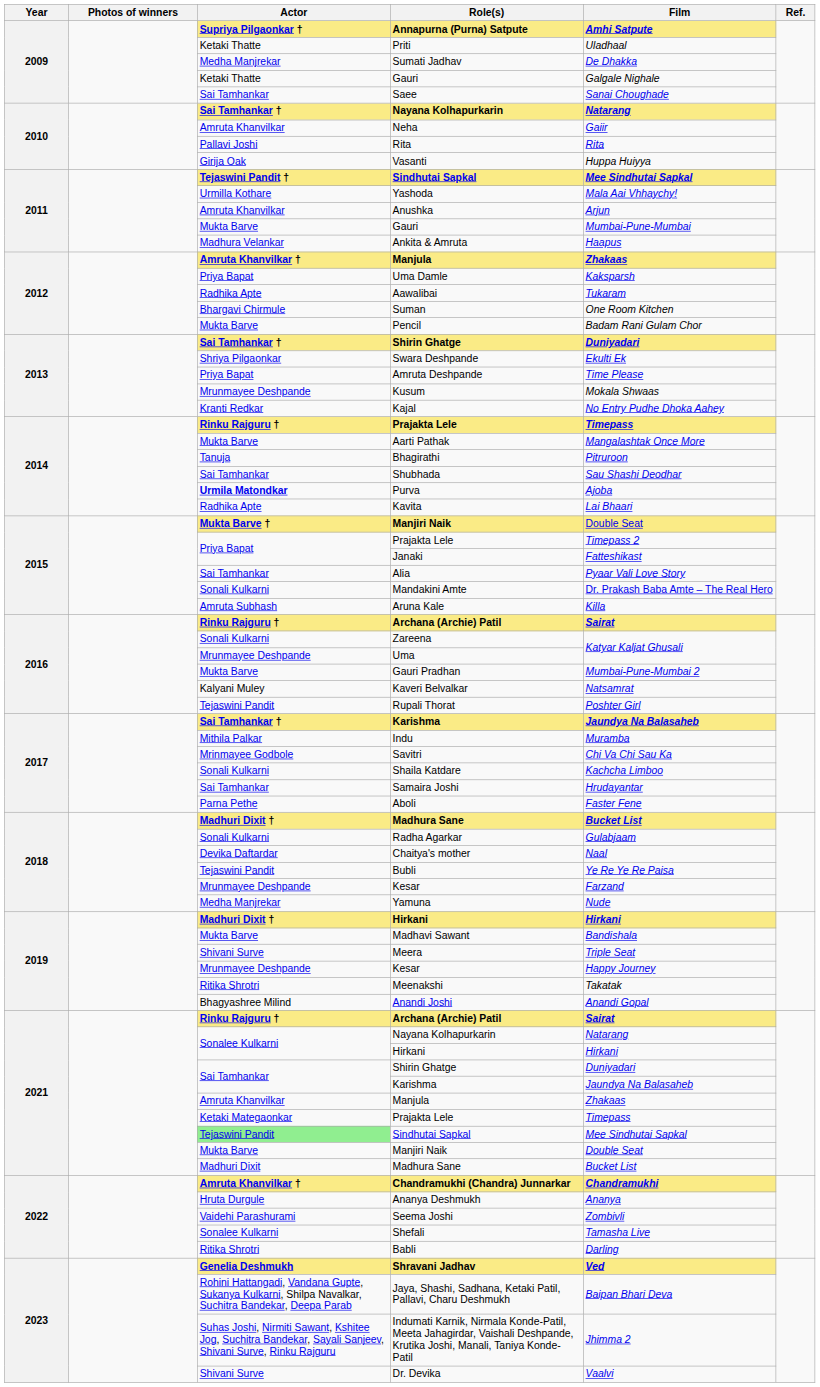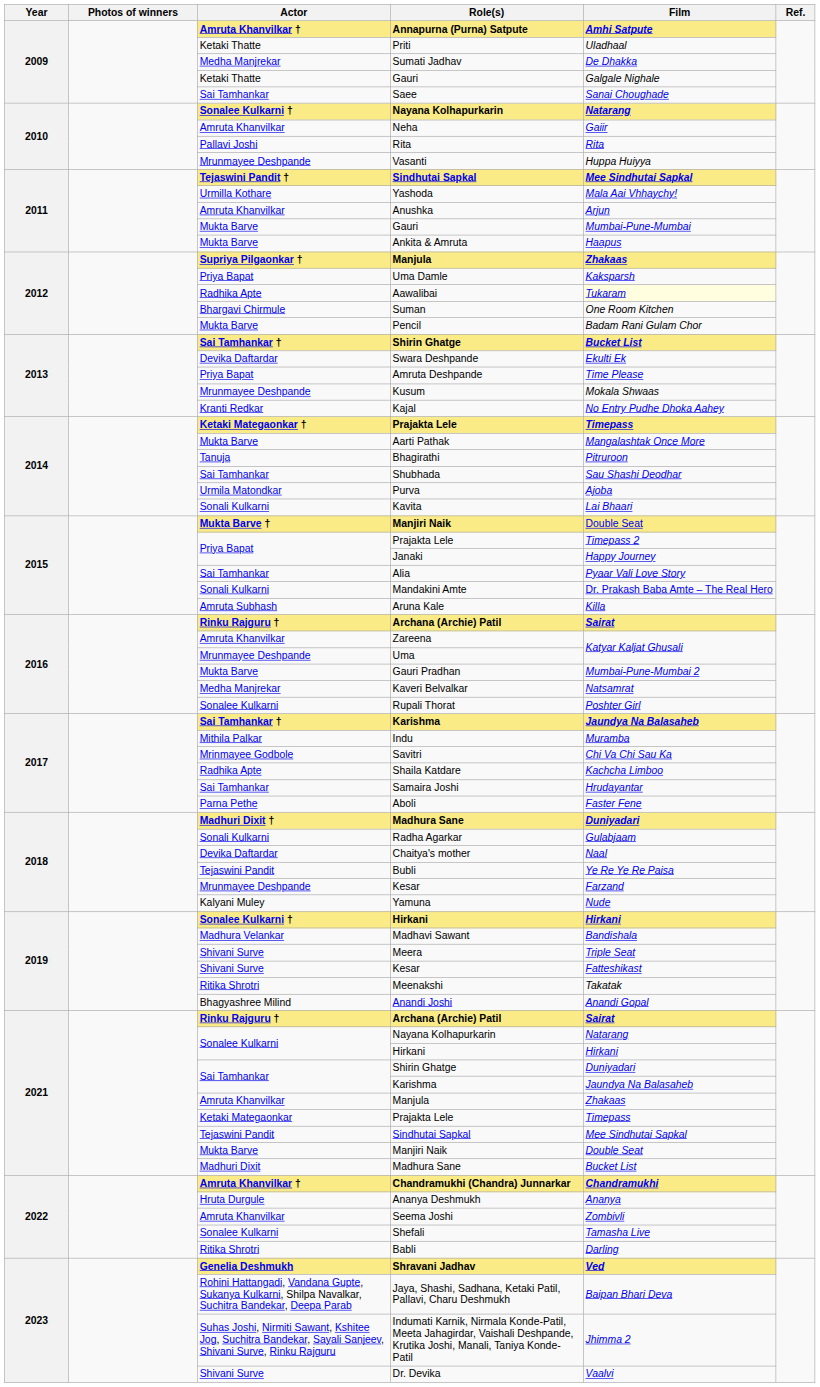(251, 29) Supriya Pilgaonkar † -> (250, 29) Amruta Khanvilkar †
(241, 111) Sai Tamhankar † -> (246, 111) Sonalee Kulkarni †
(223, 161) Girija Oak -> (255, 161) Mrunmayee Deshpande
(242, 243) Madhura Velankar -> (229, 243) Mukta Barve
(250, 260) Amruta Khanvilkar † -> (251, 260) Supriya Pilgaonkar †
(606, 293) no background -> (606, 293) lightyellow background
(612, 342) Duniyadari -> (614, 342) Bucket List
(240, 359) Shriya Pilgaonkar -> (239, 359) Devika Daftardar
(240, 425) Rinku Rajguru † -> (253, 425) Ketaki Mategaonkar †
(244, 491) bold -> (241, 491) normal
(231, 507) Radhika Apte -> (234, 507) Sonali Kulkarni
(614, 557) Fatteshikast -> (621, 557) Happy Journey
(234, 639) Sonali Kulkarni -> (242, 639) Amruta Khanvilkar
(232, 688) Kalyani Muley -> (240, 688) Medha Manjrekar
(237, 705) Tejaswini Pandit -> (239, 705) Sonalee Kulkarni
(234, 771) Sonali Kulkarni -> (231, 771) Radhika Apte
(614, 820) Bucket List -> (612, 820) Duniyadari
(240, 903) Medha Manjrekar -> (232, 903) Kalyani Muley
(237, 919) Madhuri Dixit † -> (246, 919) Sonalee Kulkarni †
(229, 936) Mukta Barve -> (242, 936) Madhura Velankar
(255, 969) Mrunmayee Deshpande -> (232, 969) Shivani Surve
(621, 969) Happy Journey -> (614, 969) Fatteshikast
(237, 1134) lightgreen background -> (237, 1134) no background
(248, 1216) Vaidehi Parashurami -> (242, 1216) Amruta Khanvilkar
